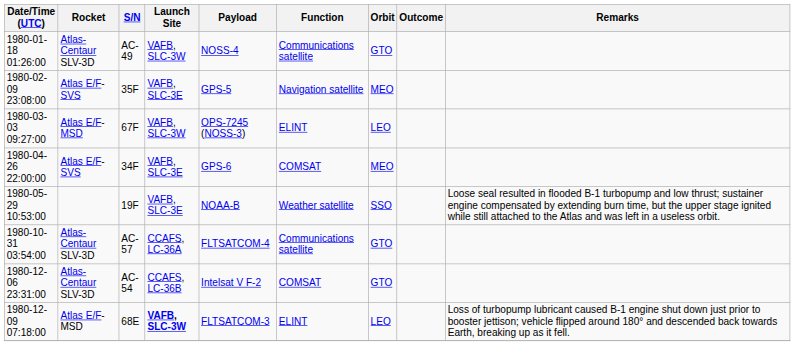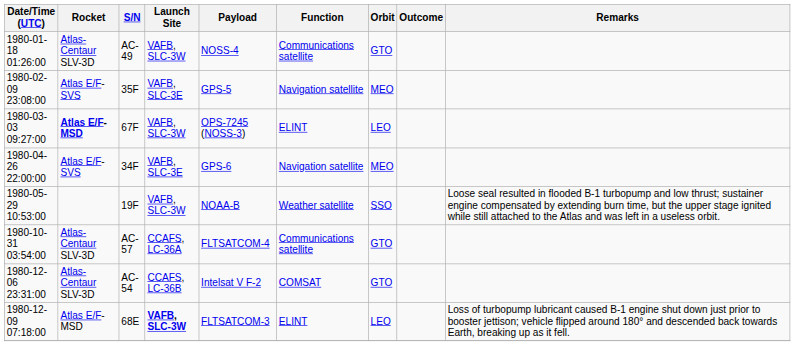(83, 128) normal -> (84, 128) bold
(300, 167) COMSAT -> (321, 167) Navigation satellite
(165, 205) VAFB, SLC-3E -> (166, 205) VAFB, SLC-3W
